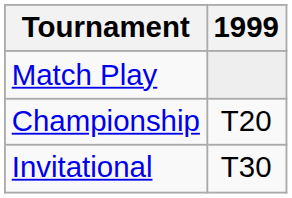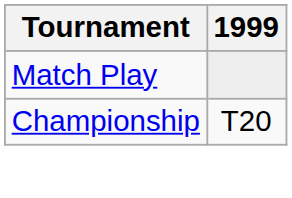- row: (82, 167)
